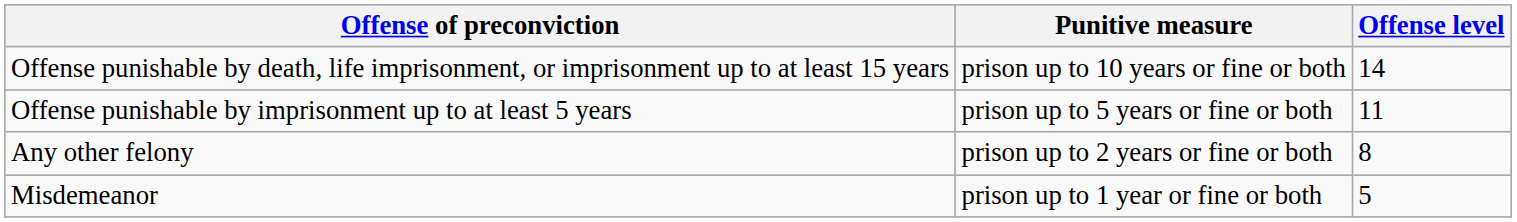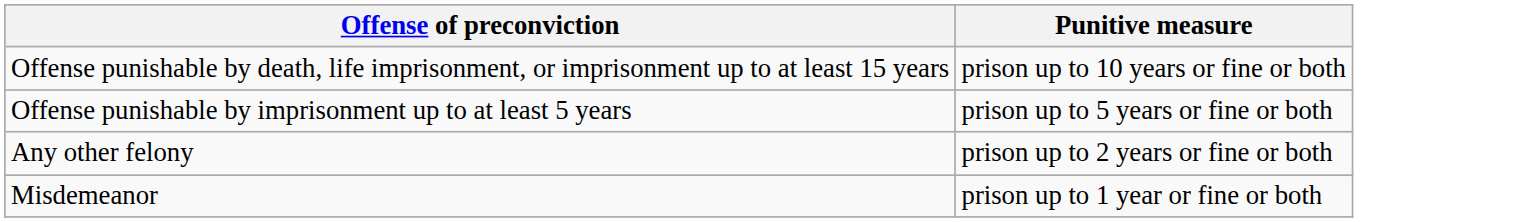- column: (1431, 25)
